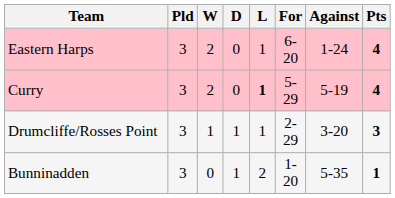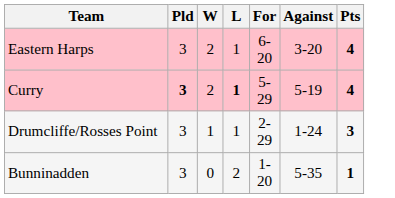- column: (236, 16)
(334, 49) 1-24 -> (308, 49) 3-20
(183, 90) normal -> (183, 90) bold
(334, 131) 3-20 -> (308, 131) 1-24
